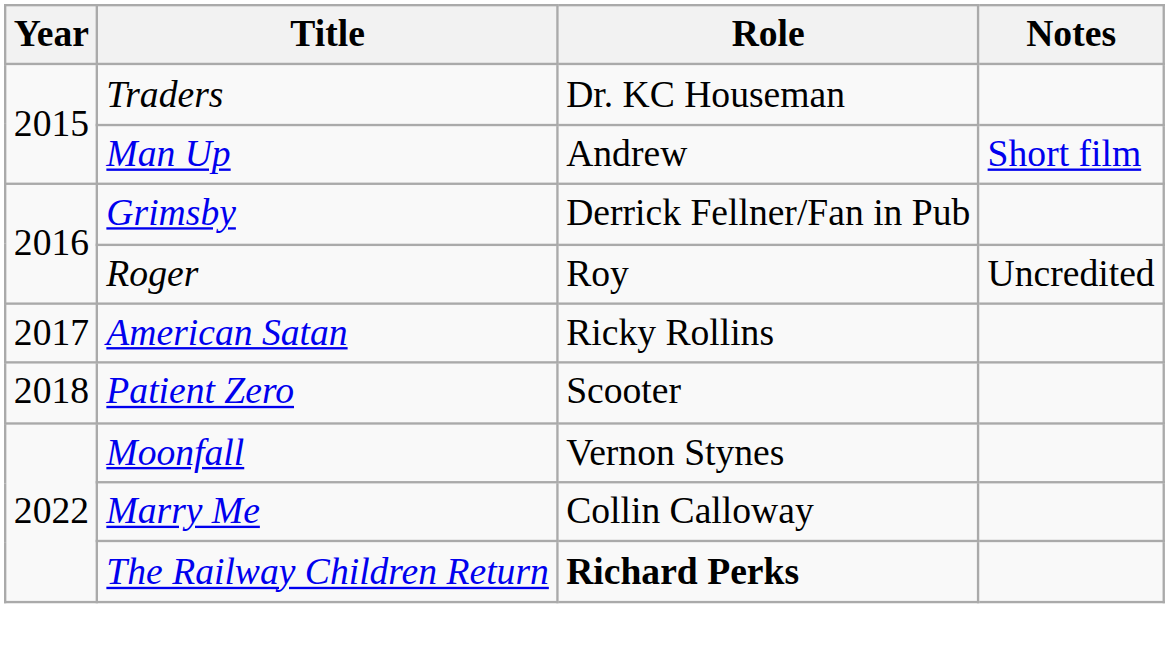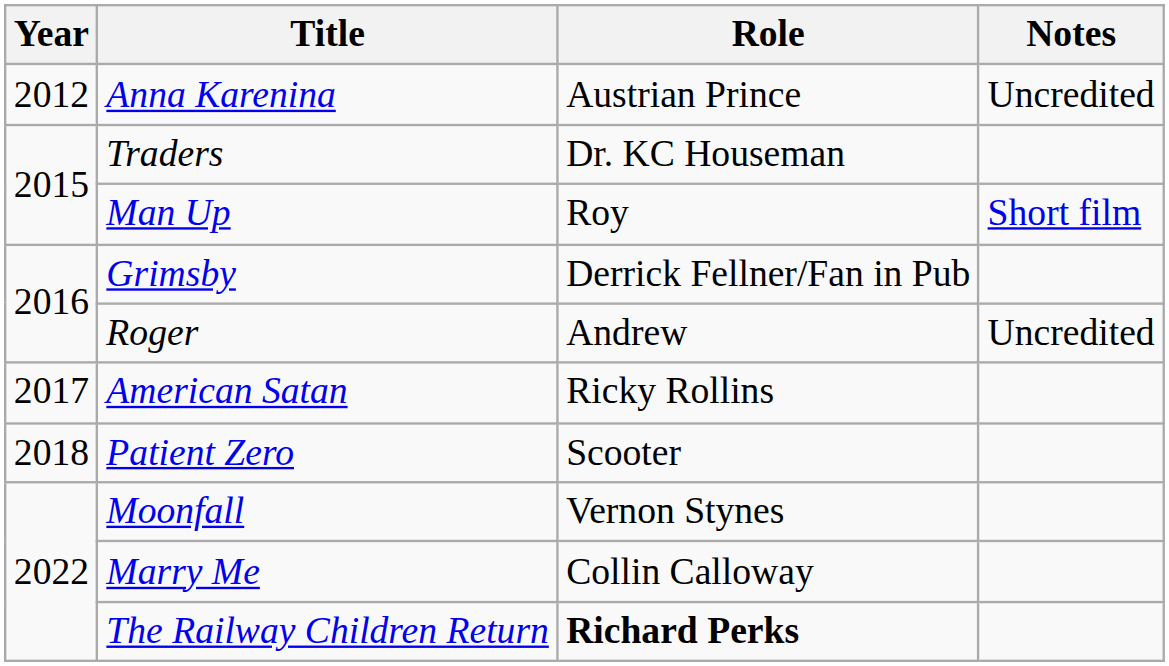+ row: (221, 93)
(627, 153) Andrew -> (598, 213) Roy
(598, 272) Roy -> (627, 332) Andrew
